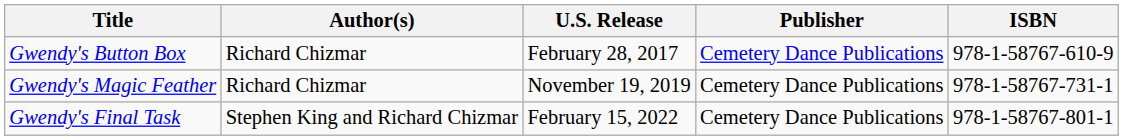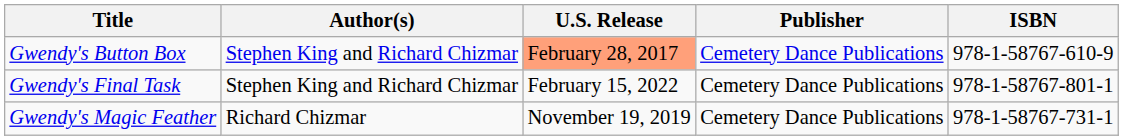(296, 53) Richard Chizmar -> (372, 53) Stephen King and Richard Chizmar
(603, 53) no background -> (603, 53) lightsalmon background
rows swapped: (113, 85) <-> (95, 118)
